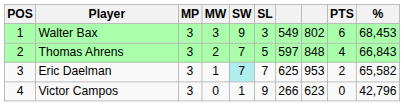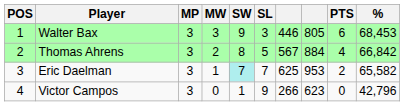(288, 33) 549 -> (288, 33) 446
(314, 33) 802 -> (314, 33) 805
(242, 52) 7 -> (242, 52) 8
(288, 52) 597 -> (288, 52) 567
(314, 52) 848 -> (314, 52) 884
(378, 52) 66,843 -> (378, 52) 66,842
